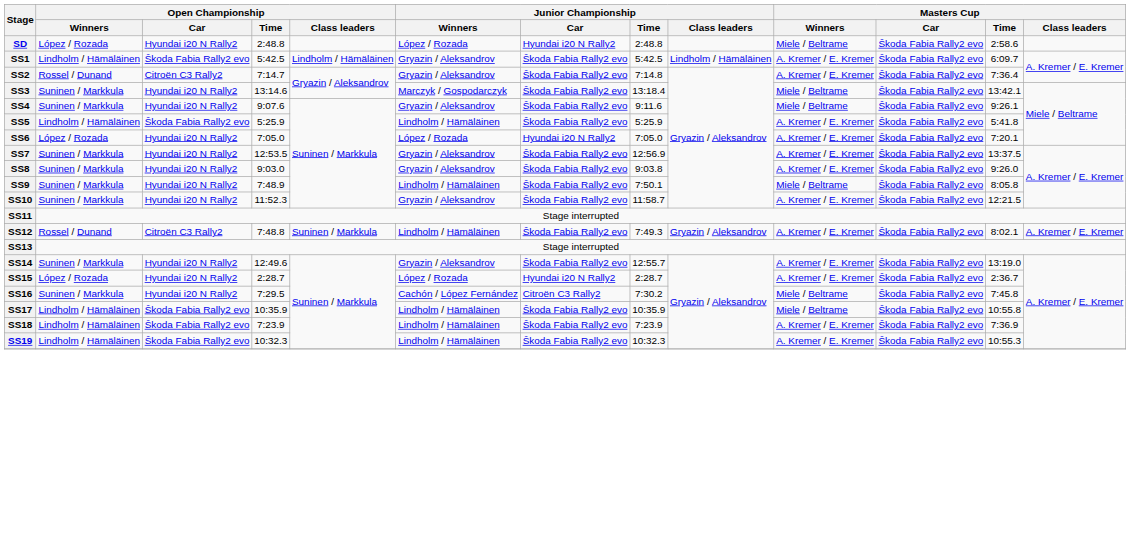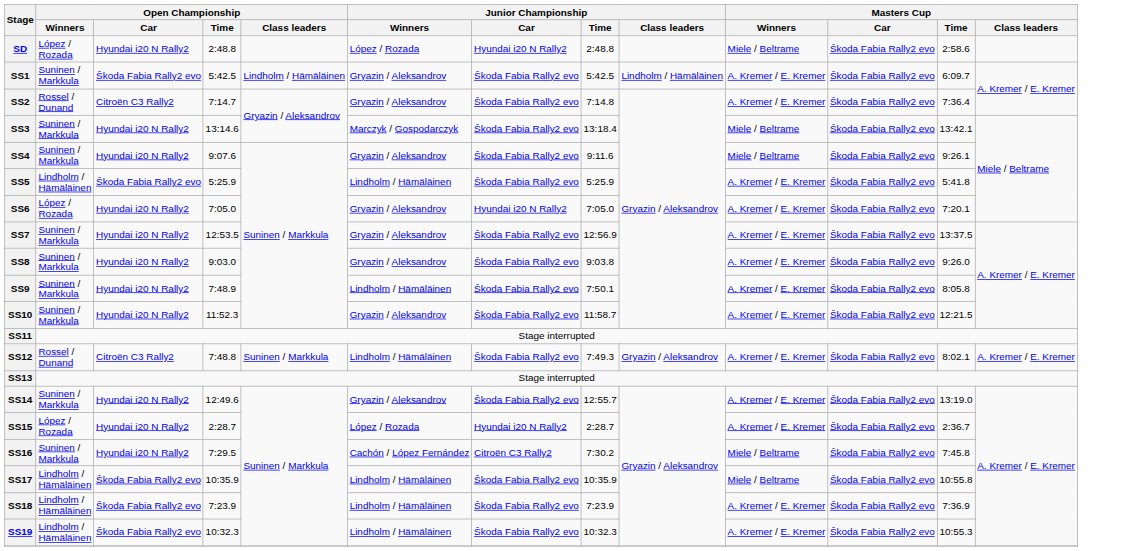(89, 59) Lindholm / Hämäläinen -> (59, 75) Suninen / Markkula
(433, 137) López / Rozada -> (398, 208) Gryazin / Aleksandrov
(812, 184) Miele / Beltrame -> (776, 288) A. Kremer / E. Kremer
